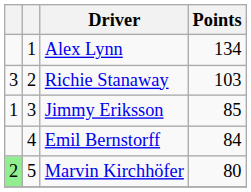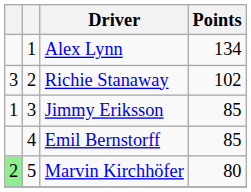(228, 79) 103 -> (228, 79) 102
(232, 140) 84 -> (232, 140) 85
